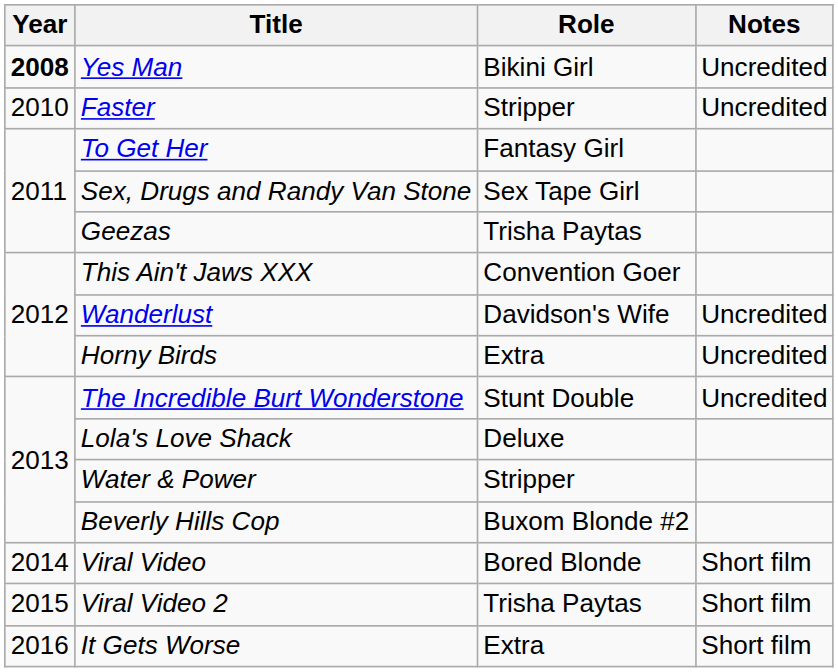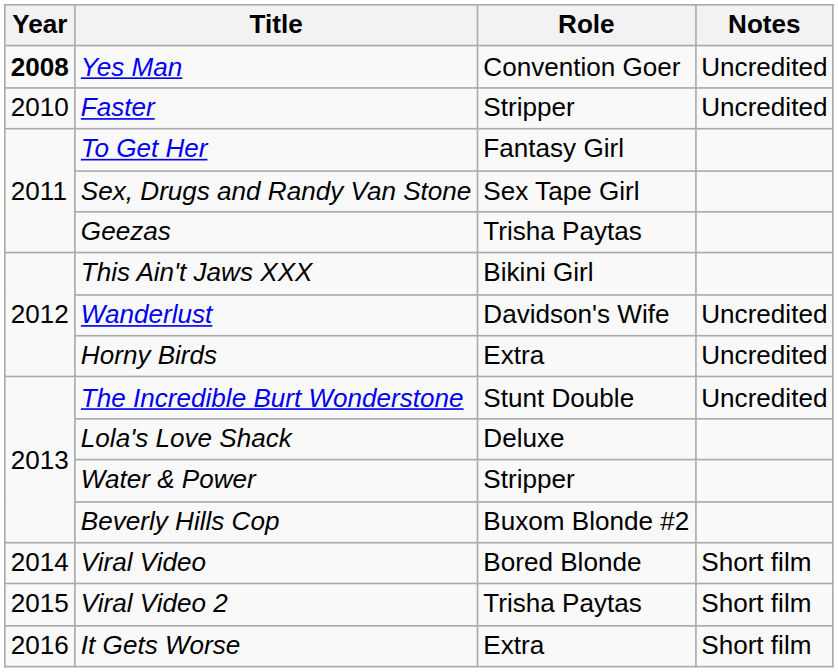(538, 66) Bikini Girl -> (582, 66) Convention Goer
(582, 273) Convention Goer -> (538, 273) Bikini Girl
